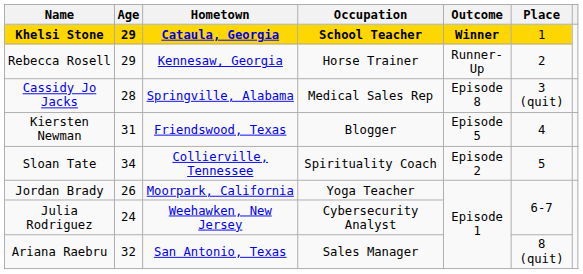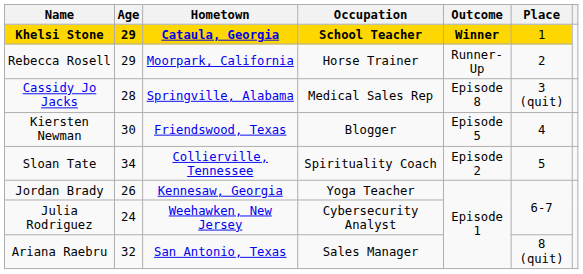(220, 61) Kennesaw, Georgia -> (220, 61) Moorpark, California
(128, 129) 31 -> (128, 129) 30
(220, 190) Moorpark, California -> (220, 190) Kennesaw, Georgia
